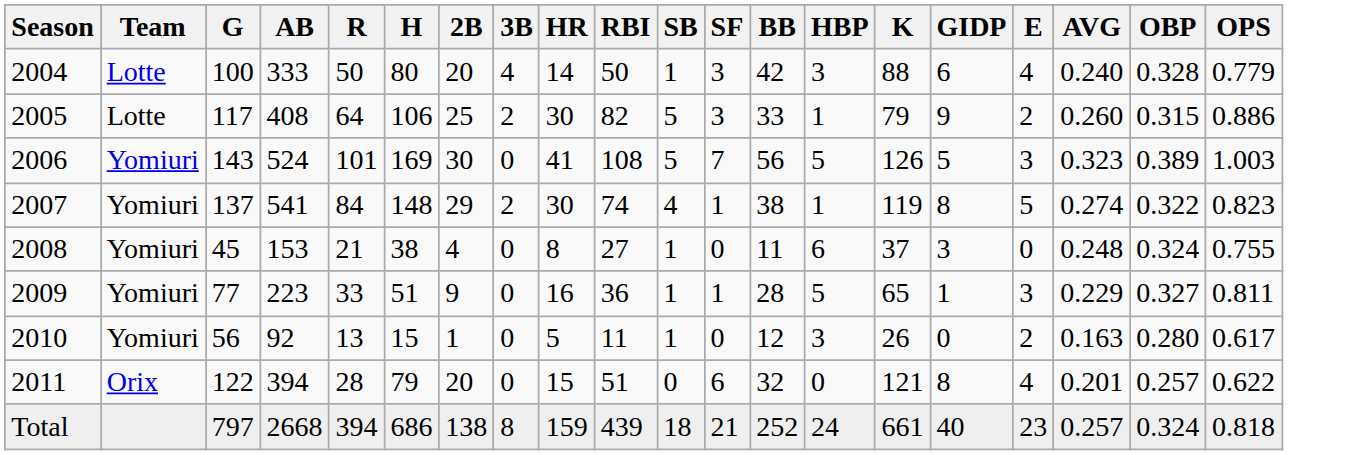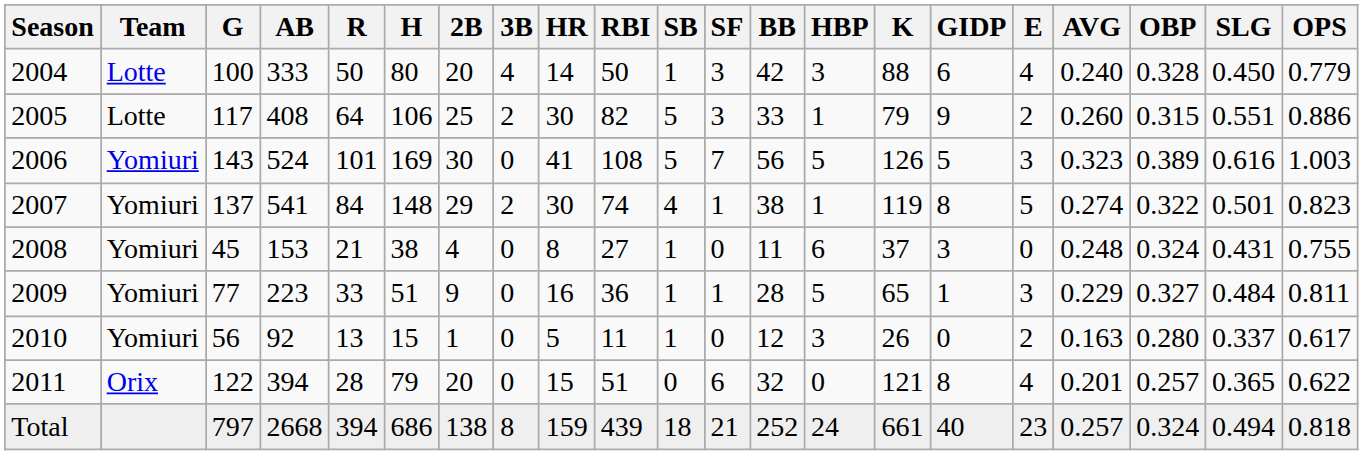+ column: (1244, 26)
